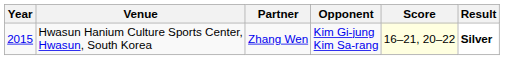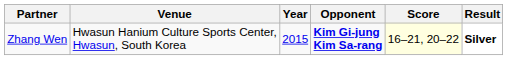columns swapped: (20, 14) <-> (278, 14)
(346, 39) normal -> (348, 39) bold
